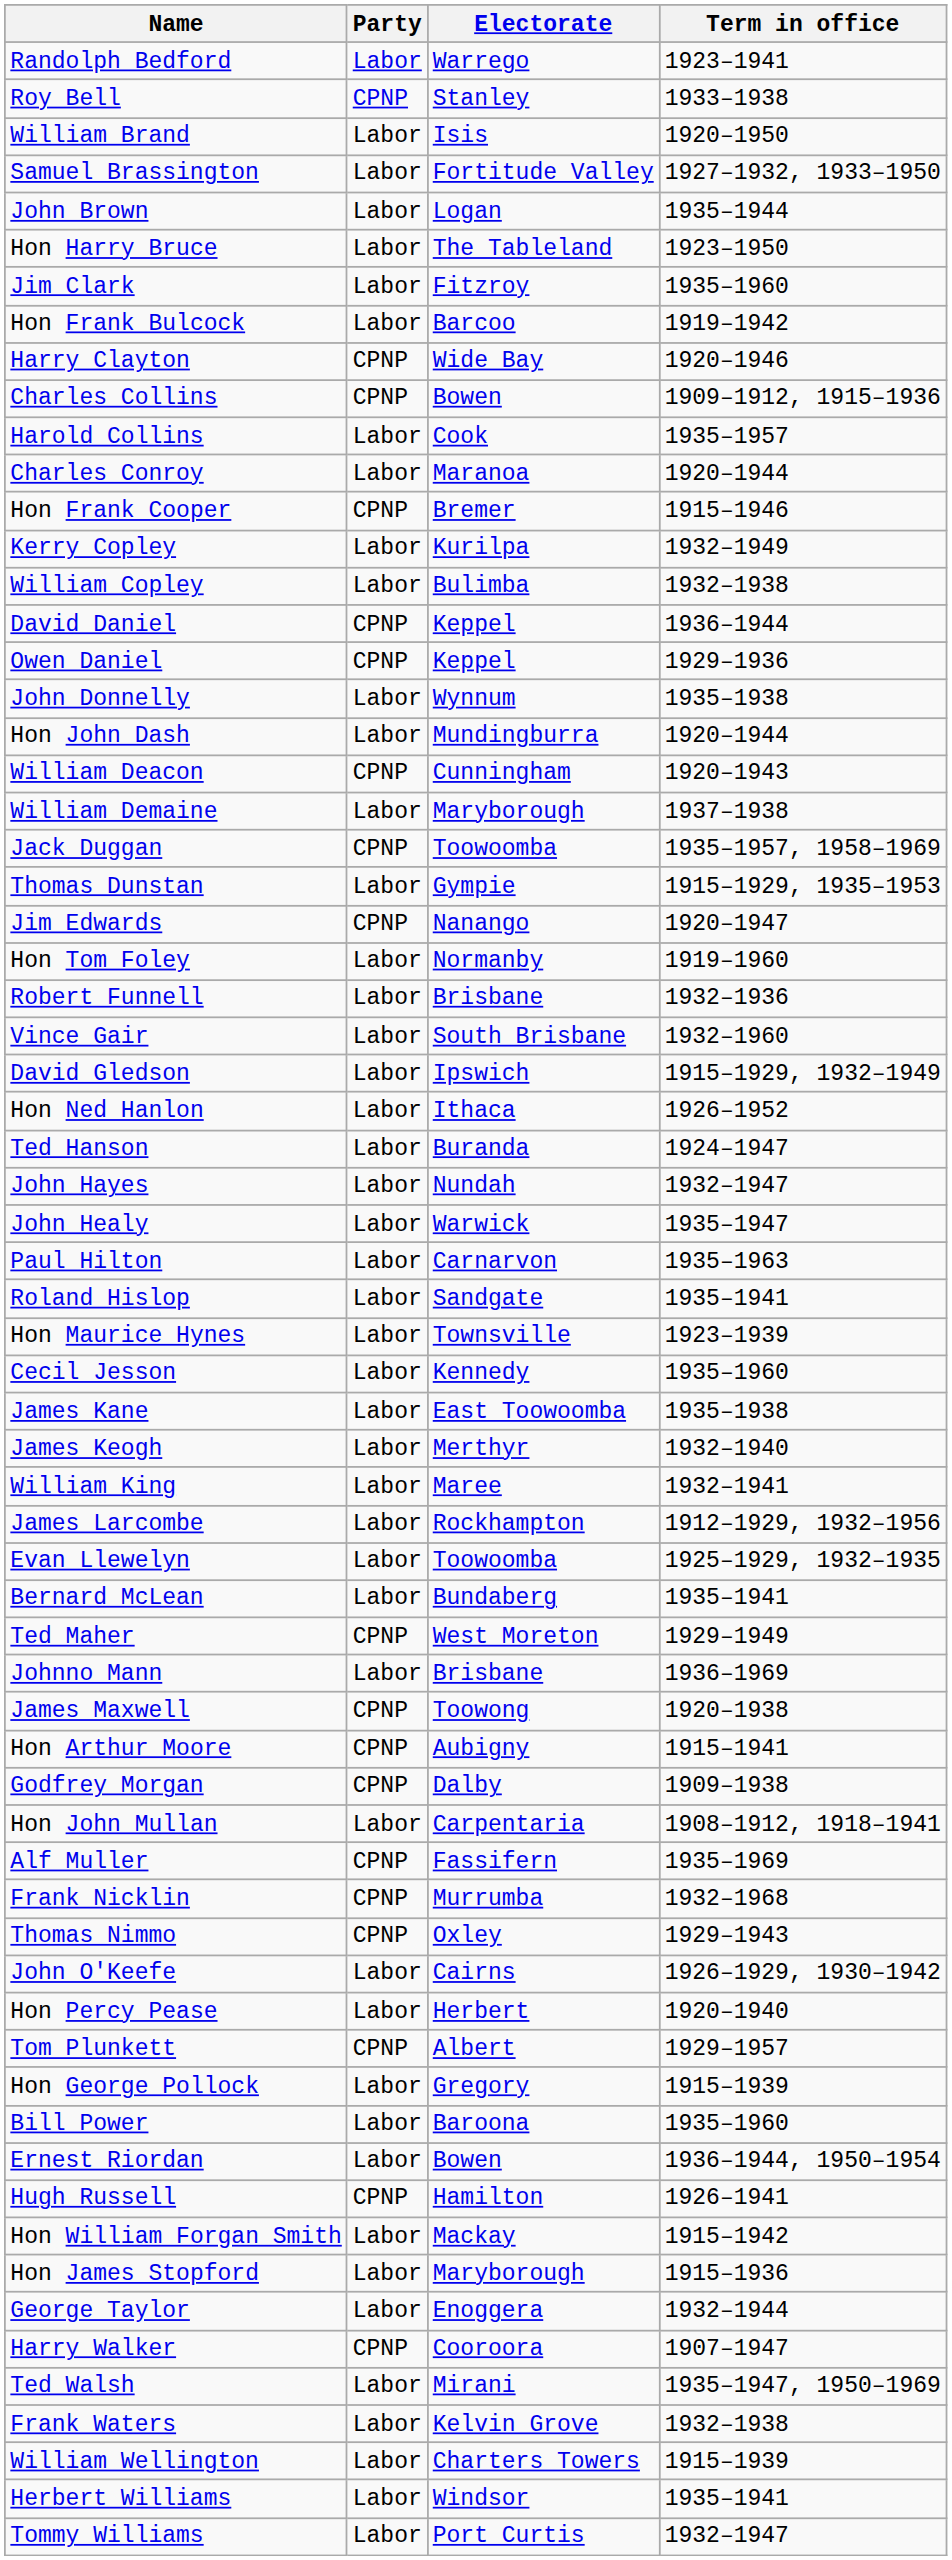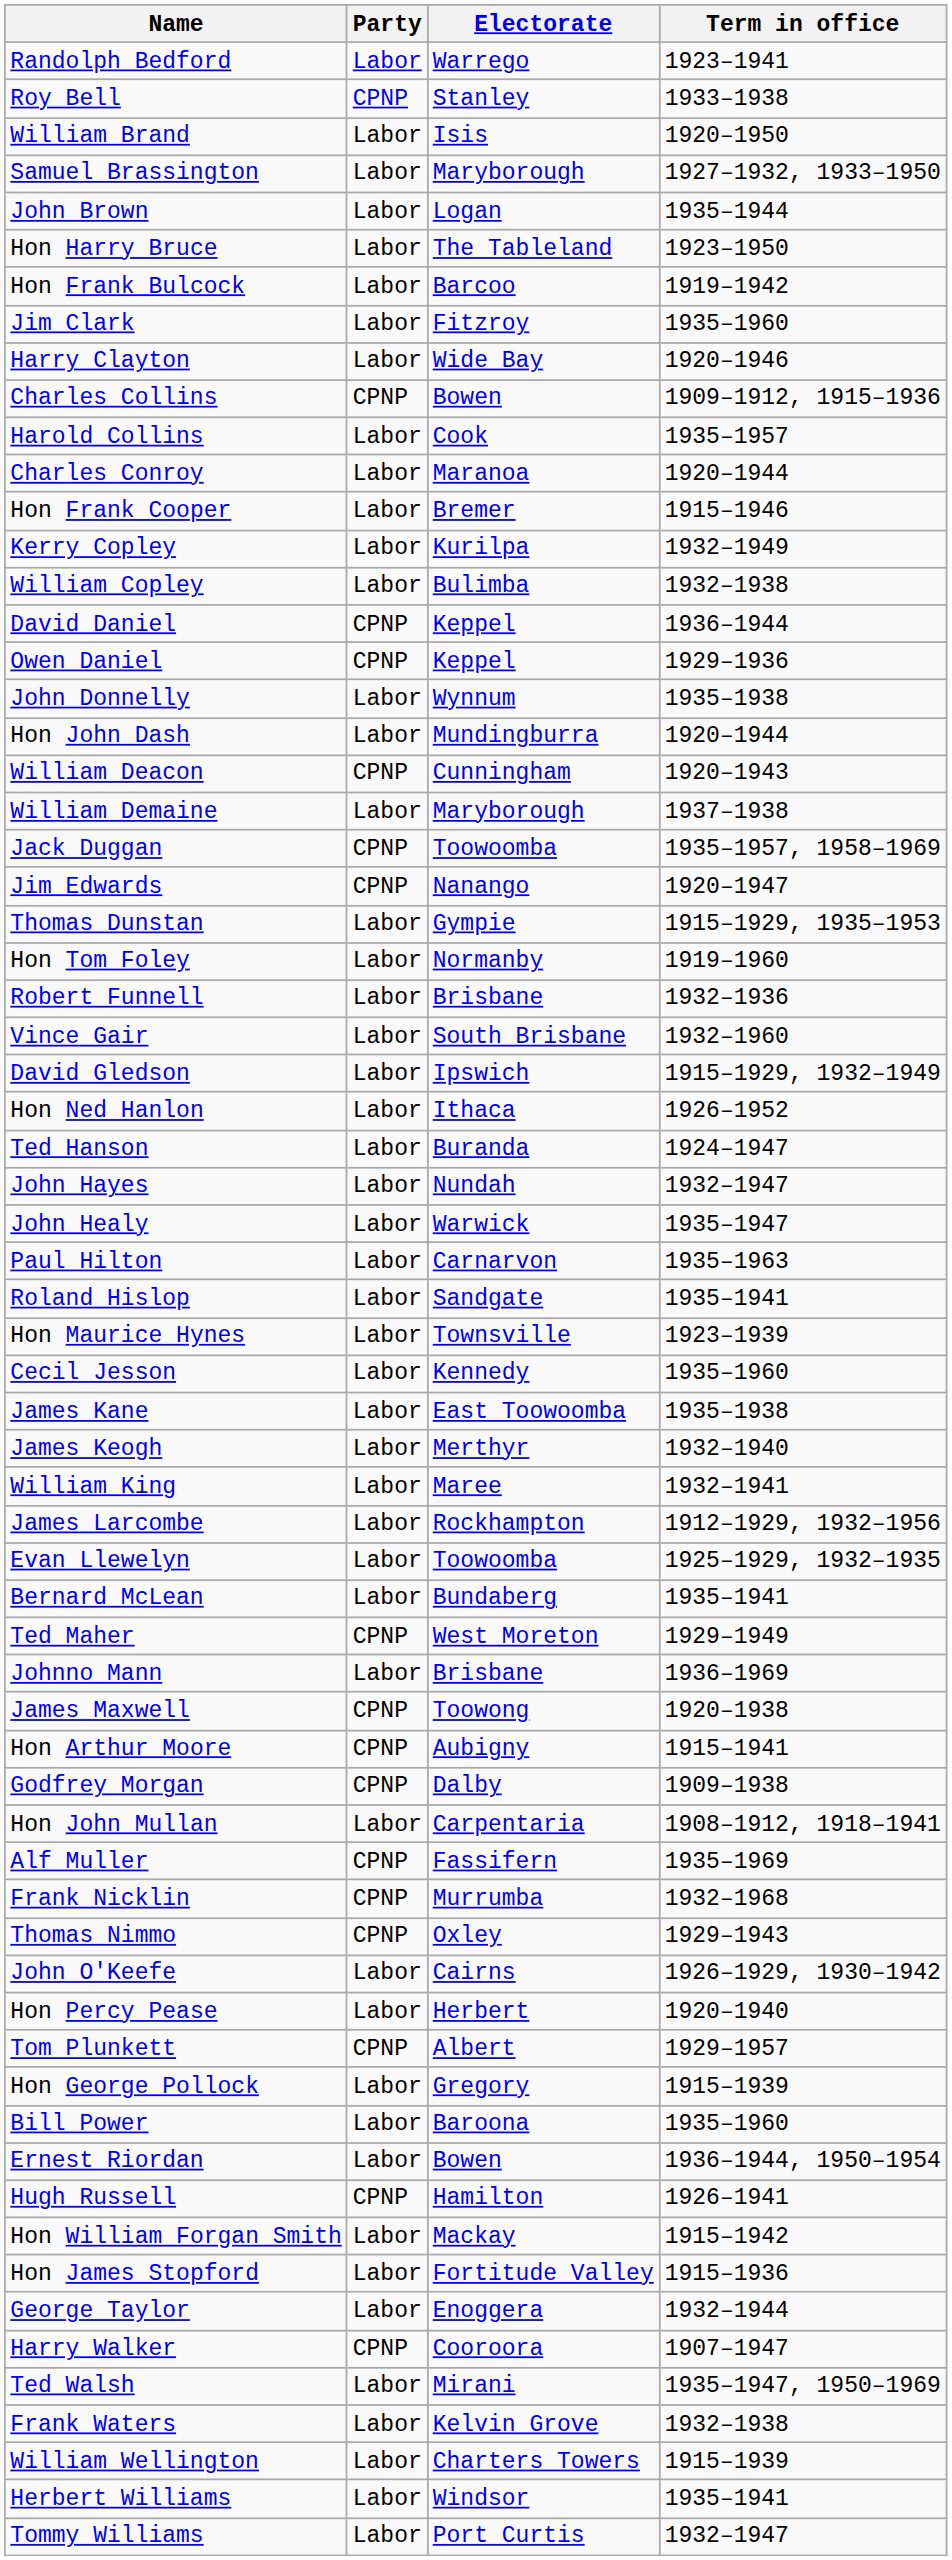(543, 174) Fortitude Valley -> (509, 174) Maryborough
rows swapped: (128, 324) <-> (73, 286)
(380, 361) CPNP -> (387, 361) Labor
(380, 511) CPNP -> (387, 511) Labor
rows swapped: (107, 886) <-> (86, 924)
(509, 2274) Maryborough -> (543, 2274) Fortitude Valley
